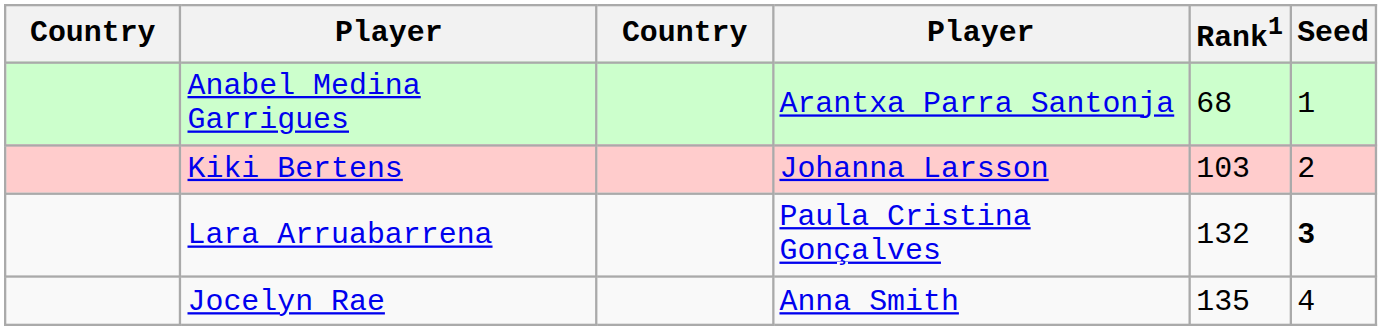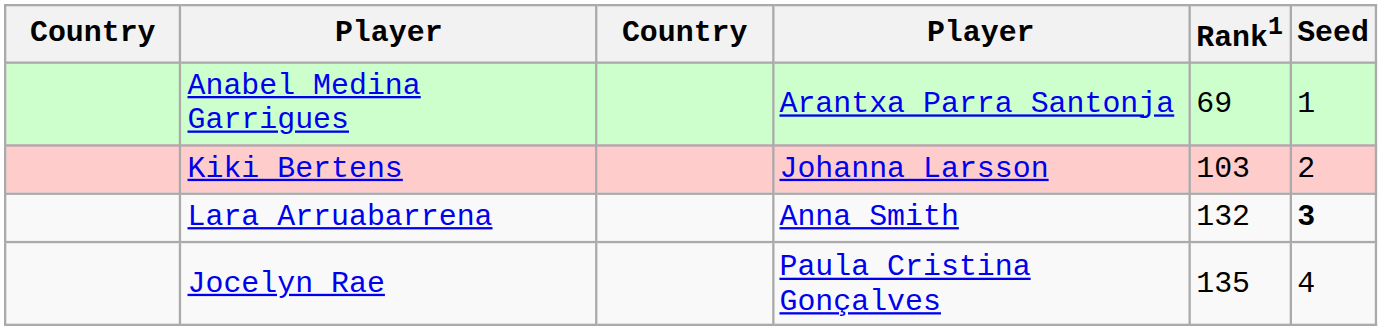(1214, 103) 68 -> (1214, 103) 69
(905, 235) Paula Cristina Gonçalves -> (869, 218) Anna Smith
(869, 301) Anna Smith -> (905, 284) Paula Cristina Gonçalves
